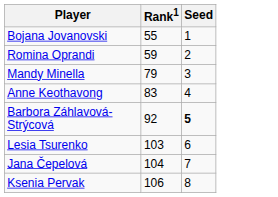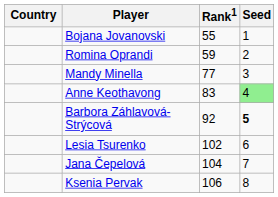+ column: (33, 15)
(151, 74) 79 -> (209, 74) 77
(188, 93) no background -> (246, 93) lightgreen background
(154, 144) 103 -> (212, 144) 102
